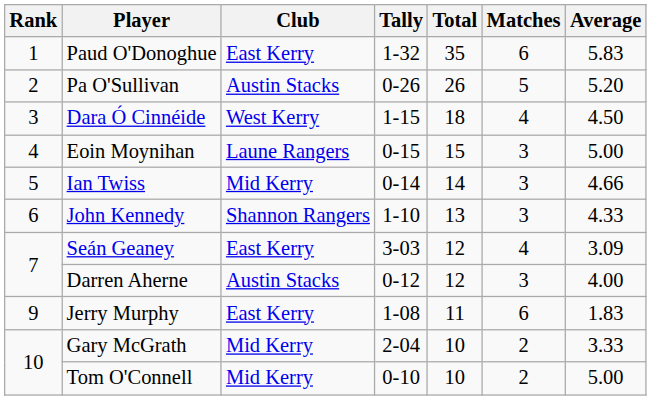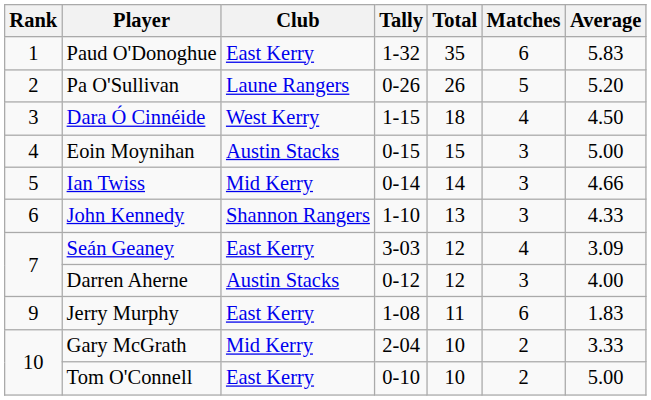(283, 85) Austin Stacks -> (288, 85) Laune Rangers
(288, 150) Laune Rangers -> (283, 150) Austin Stacks
(269, 378) Mid Kerry -> (270, 378) East Kerry
